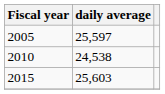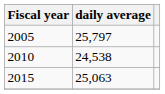(93, 36) 25,597 -> (93, 36) 25,797
(93, 78) 25,603 -> (93, 78) 25,063
